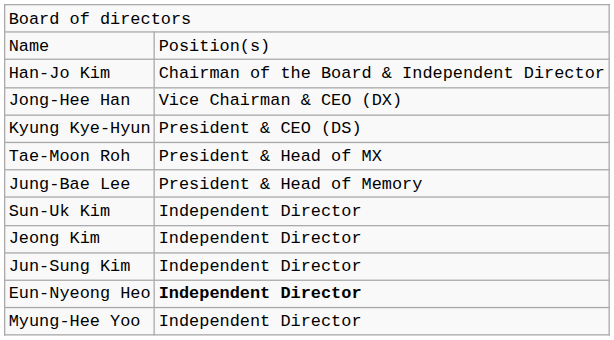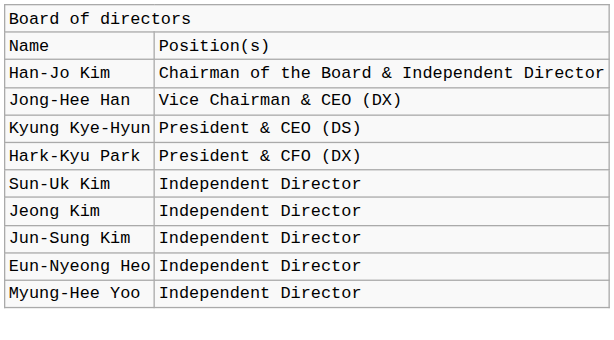- row: (70, 156)
+ row: (75, 156)
- row: (70, 184)
(260, 294) bold -> (260, 266) normal
